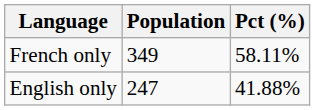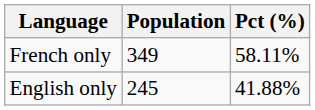(142, 88) 247 -> (142, 88) 245
